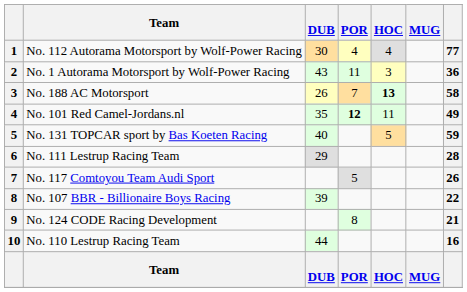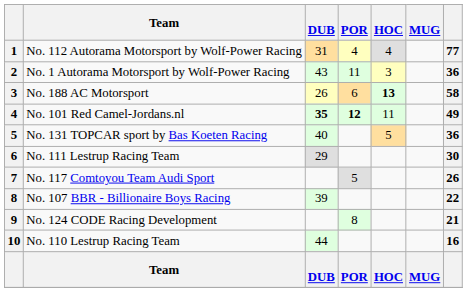(321, 50) 30 -> (321, 50) 31
(354, 92) 7 -> (354, 92) 6
(321, 114) normal -> (321, 114) bold
(453, 135) 59 -> (453, 135) 36
(453, 156) 28 -> (453, 156) 30
